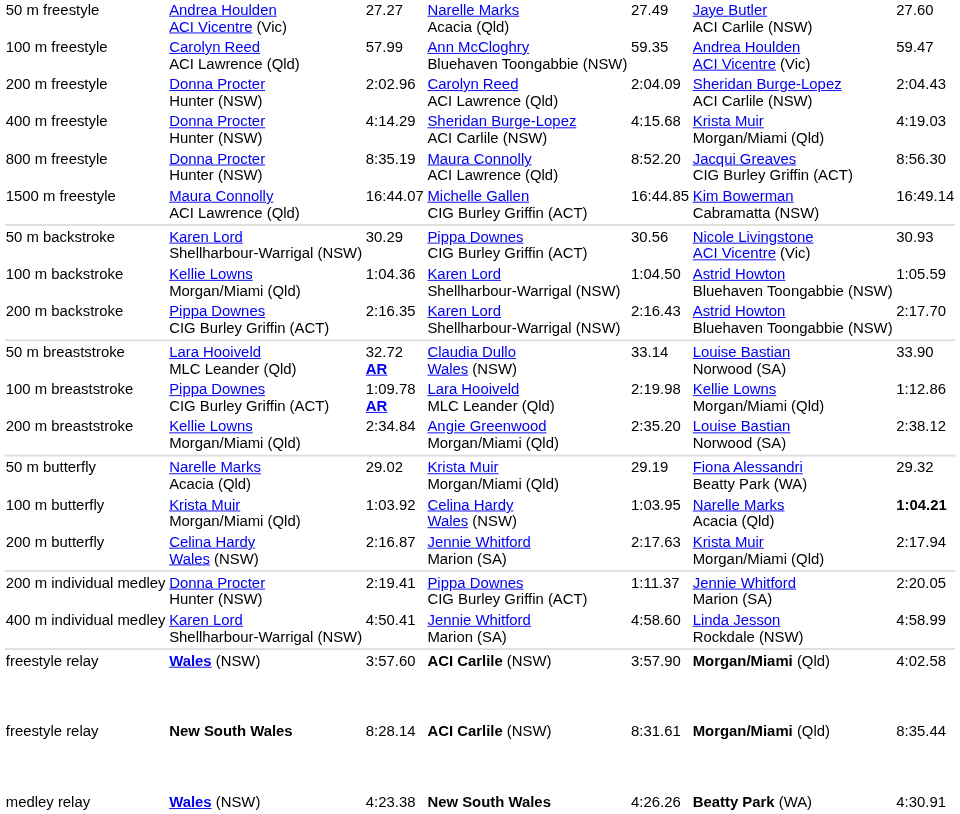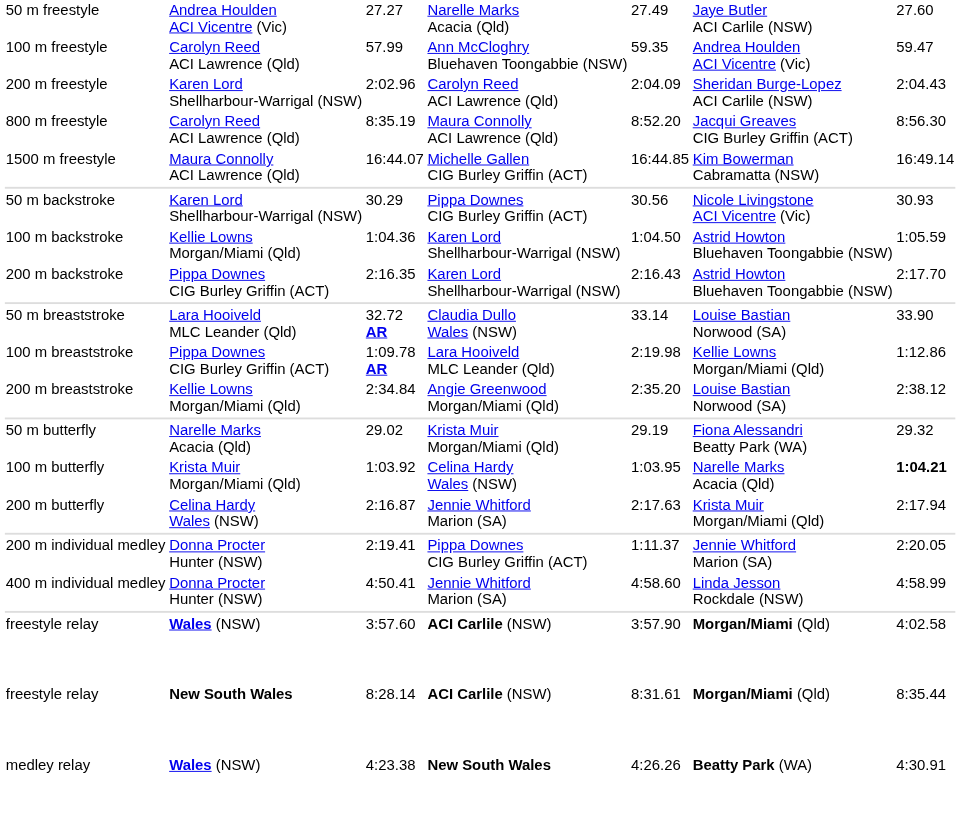(217, 92) Donna Procter Hunter (NSW) -> (266, 92) Karen Lord Shellharbour-Warrigal (NSW)
- row: (57, 121)
(217, 167) Donna Procter Hunter (NSW) -> (234, 130) Carolyn Reed ACI Lawrence (Qld)
(266, 628) Karen Lord Shellharbour-Warrigal (NSW) -> (217, 591) Donna Procter Hunter (NSW)
